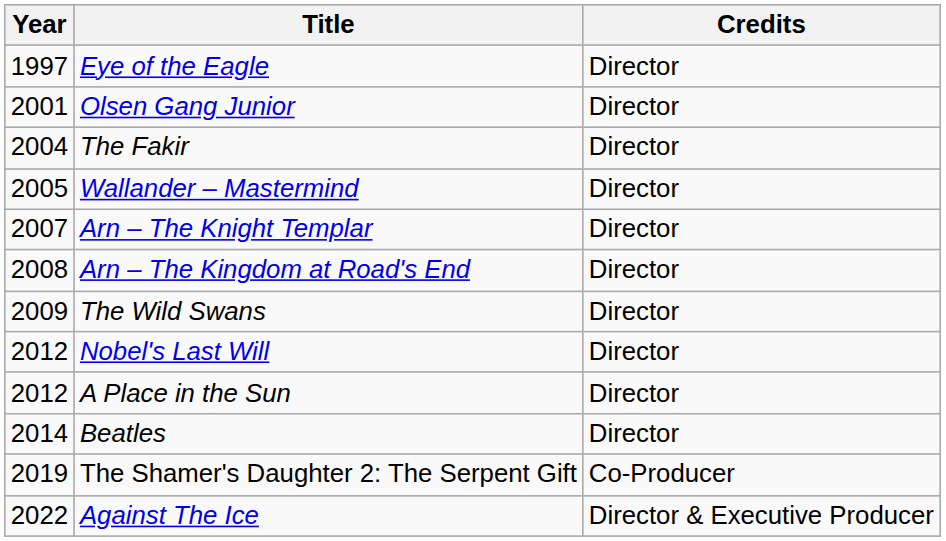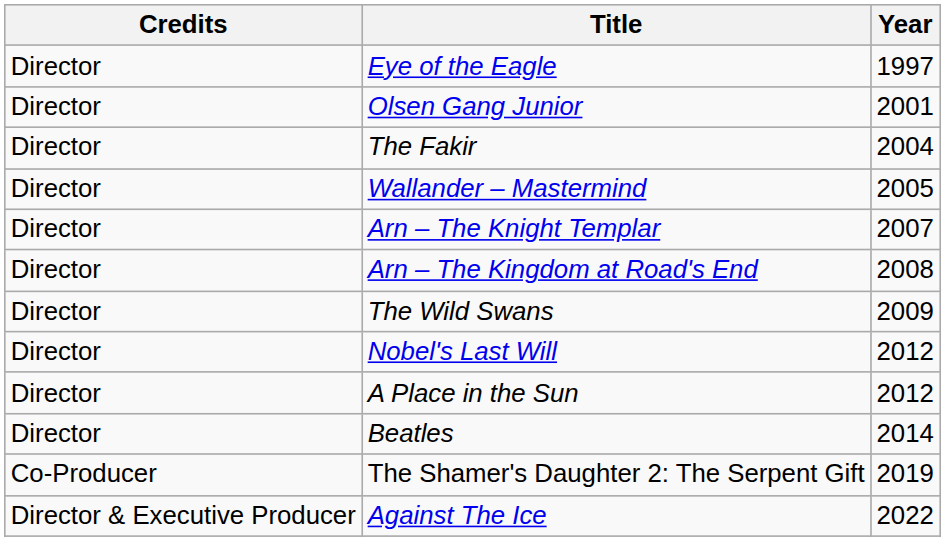columns swapped: (39, 24) <-> (761, 24)
